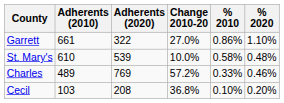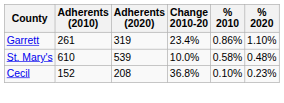(66, 40) 661 -> (66, 40) 261
(122, 40) 322 -> (122, 40) 319
(185, 40) 27.0% -> (185, 40) 23.4%
- row: (25, 73)
(66, 90) 103 -> (66, 73) 152
(262, 90) 0.20% -> (262, 73) 0.23%
